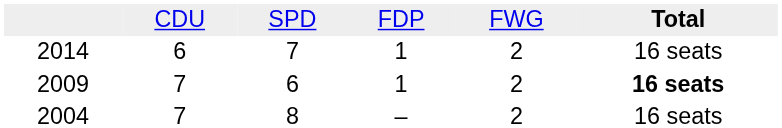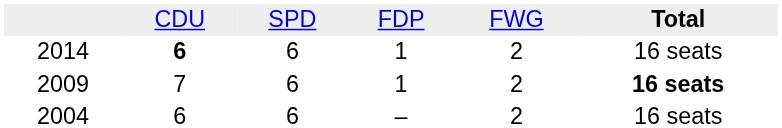(180, 51) normal -> (180, 51) bold
(292, 51) 7 -> (292, 51) 6
(180, 116) 7 -> (180, 116) 6
(292, 116) 8 -> (292, 116) 6
